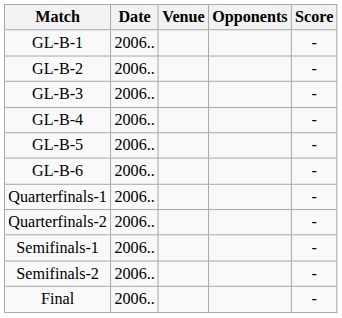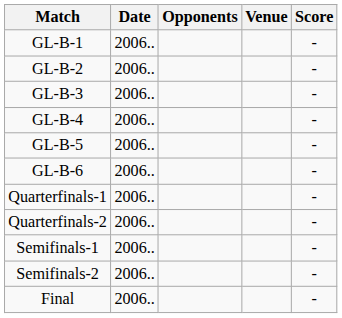columns swapped: (183, 17) <-> (250, 17)
